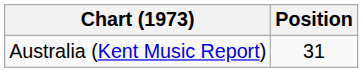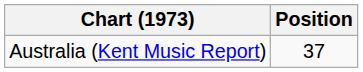(314, 51) 31 -> (314, 51) 37
